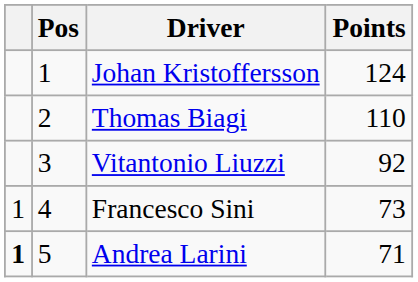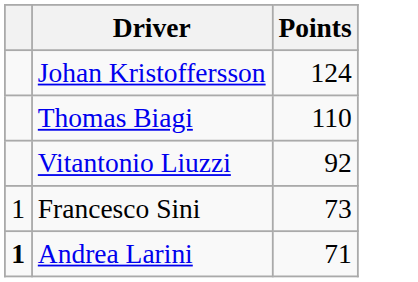- column: (58, 27)
